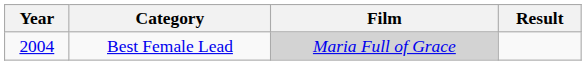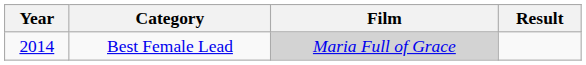(37, 45) 2004 -> (37, 45) 2014
